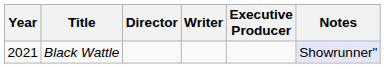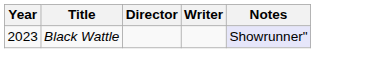- column: (261, 22)
(23, 52) 2021 -> (23, 36) 2023
